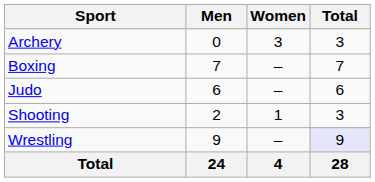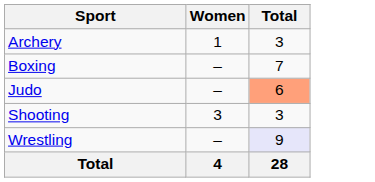- column: (216, 16)
(278, 41) 3 -> (218, 41) 1
(340, 90) no background -> (279, 90) lightsalmon background
(278, 115) 1 -> (218, 115) 3
